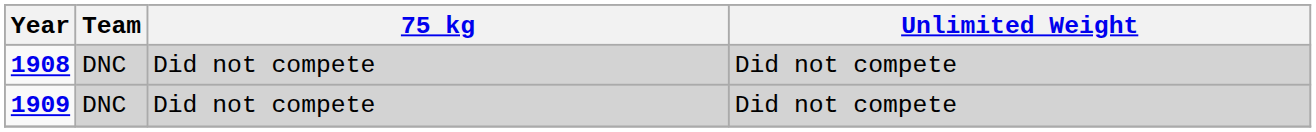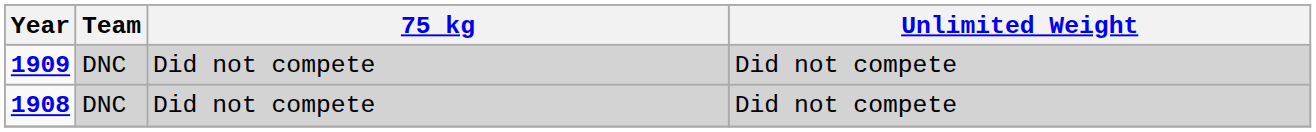rows swapped: (40, 65) <-> (40, 106)
